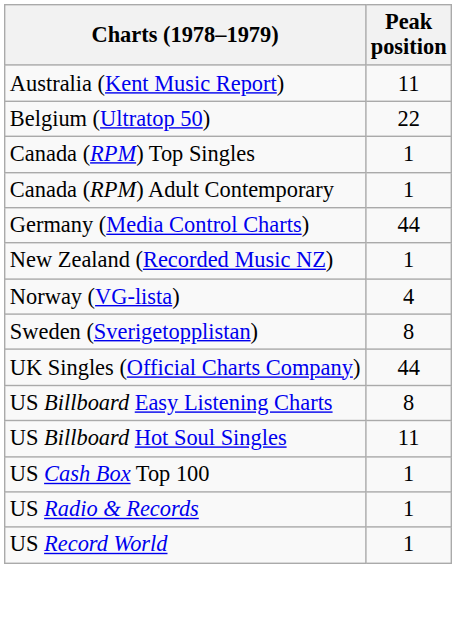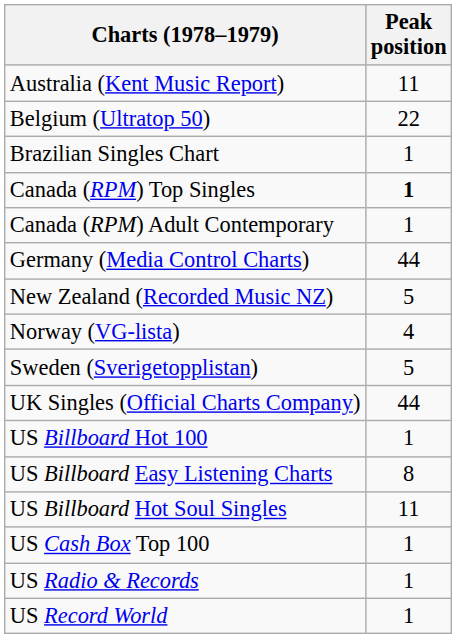+ row: (114, 154)
(409, 154) normal -> (409, 189) bold
(409, 260) 1 -> (409, 296) 5
(409, 331) 8 -> (409, 367) 5
+ row: (109, 438)
